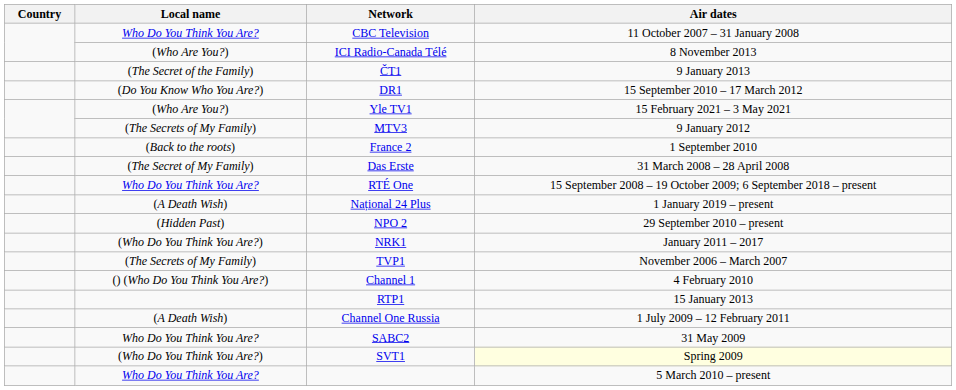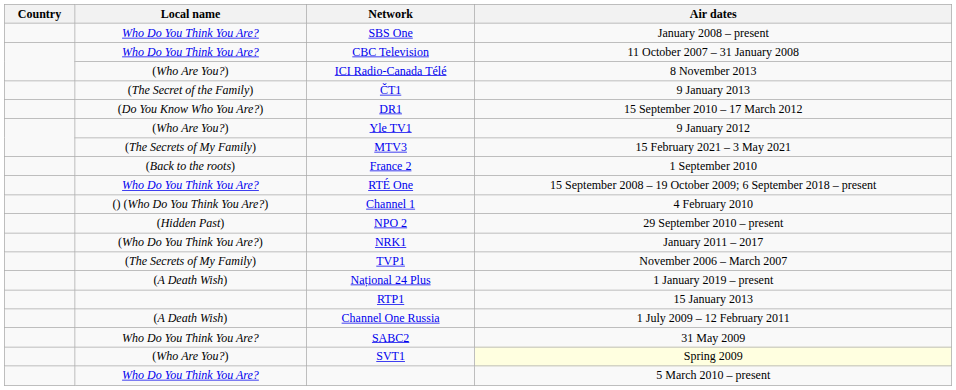+ row: (391, 33)
(713, 109) 15 February 2021 – 3 May 2021 -> (713, 128) 9 January 2012
(713, 128) 9 January 2012 -> (713, 147) 15 February 2021 – 3 May 2021
- row: (391, 166)
rows swapped: (391, 280) <-> (391, 204)
(190, 356) (Who Do You Think You Are?) -> (190, 356) (Who Are You?)
